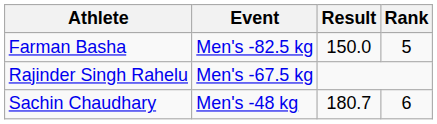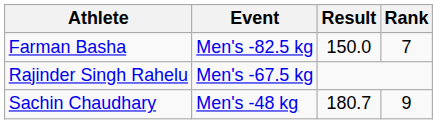(406, 47) 5 -> (406, 47) 7
(406, 103) 6 -> (406, 103) 9
